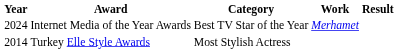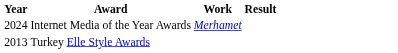- column: (251, 9)
(16, 42) 2014 -> (16, 42) 2013
